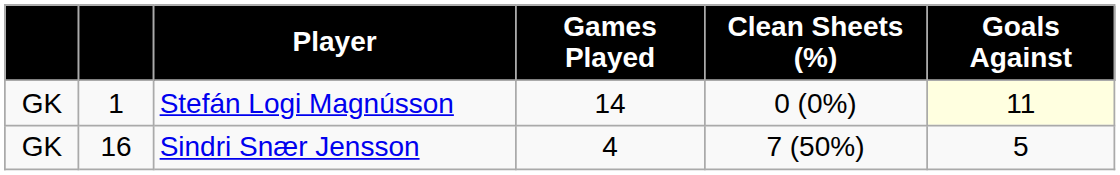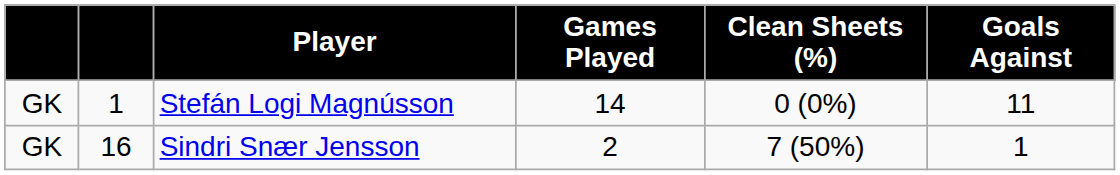(1021, 102) lightyellow background -> (1021, 102) no background
(610, 147) 4 -> (610, 147) 2
(1021, 147) 5 -> (1021, 147) 1
